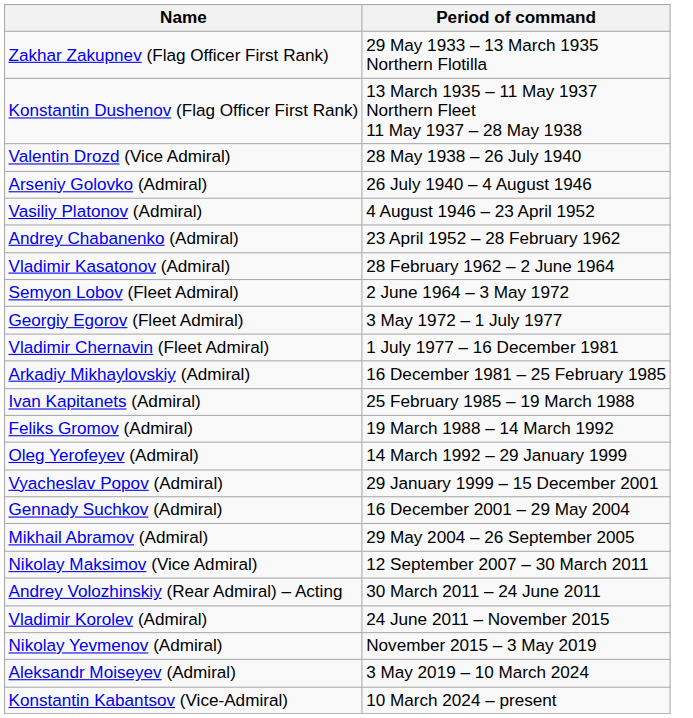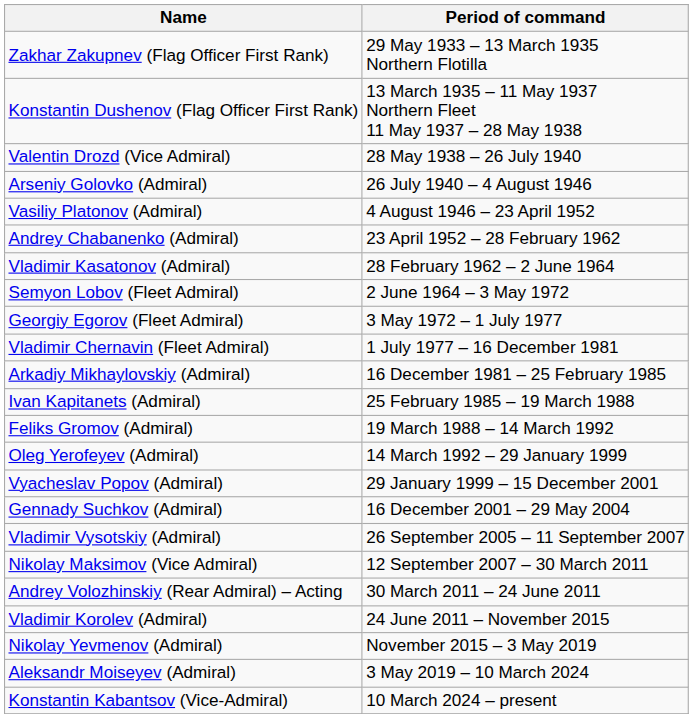- row: (108, 537)
+ row: (115, 537)
